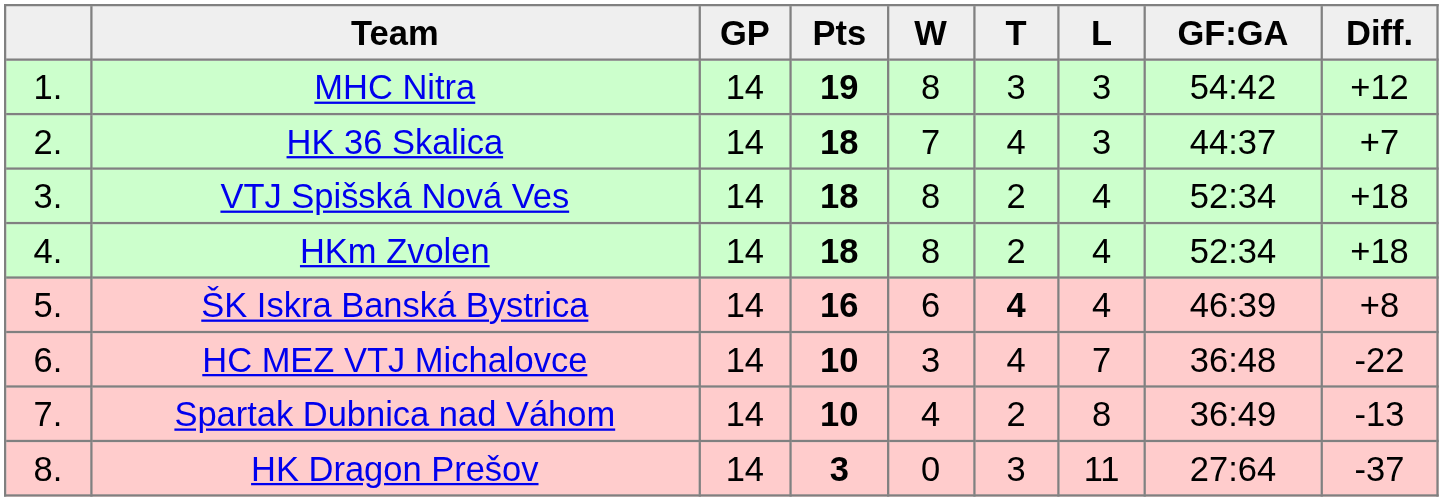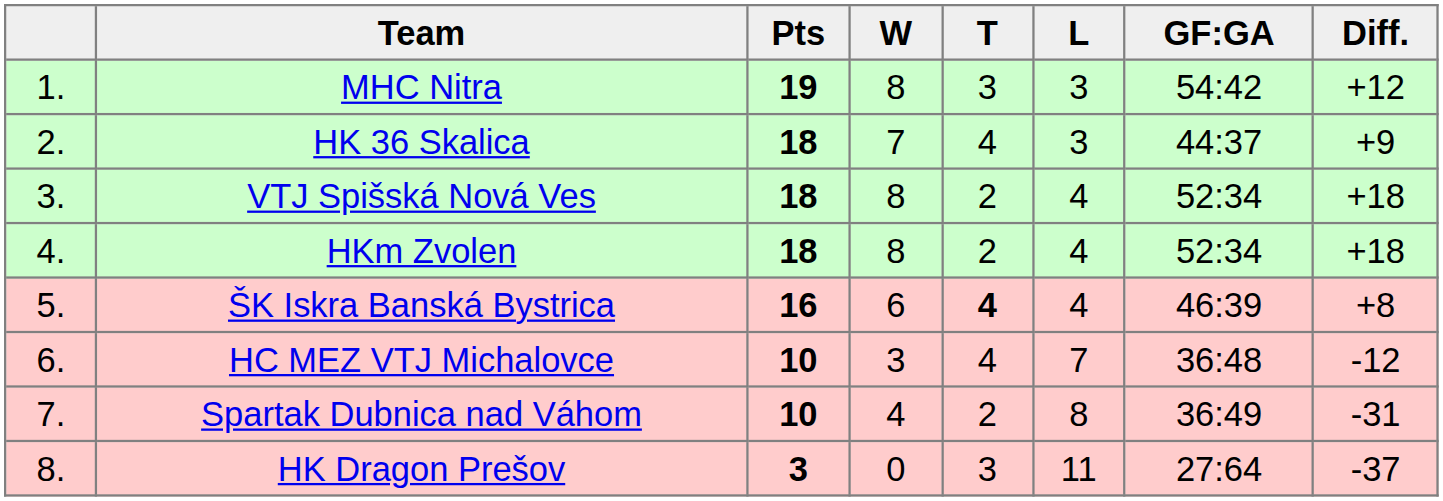- column: (745, 32)
(1380, 141) +7 -> (1376, 141) +9
(1380, 359) -22 -> (1376, 359) -12
(1380, 414) -13 -> (1376, 414) -31
